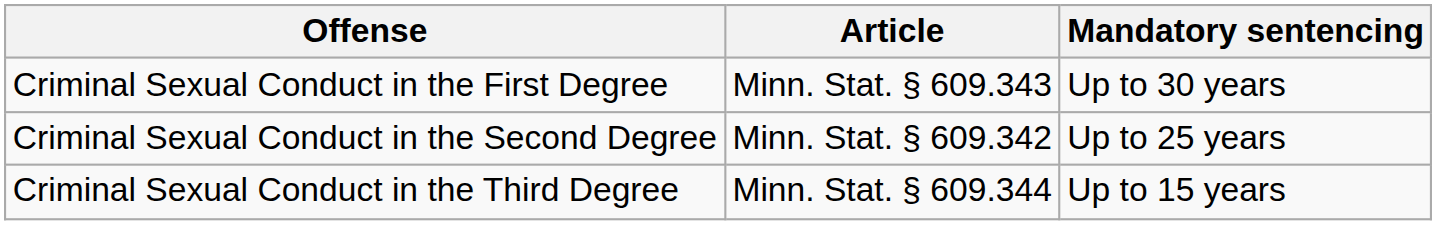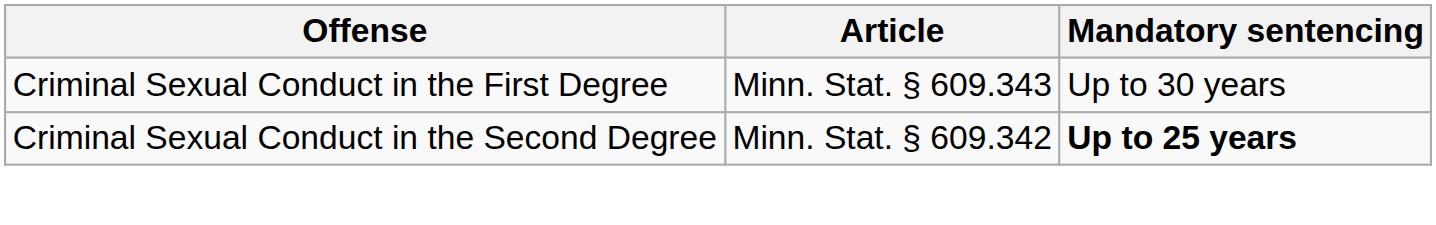(1177, 137) normal -> (1182, 137) bold
- row: (346, 191)
